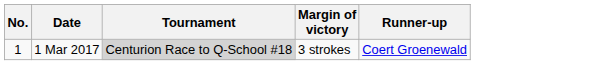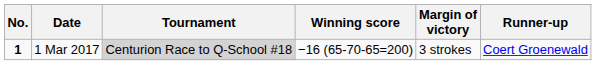+ column: (356, 22)
(18, 50) normal -> (18, 50) bold
